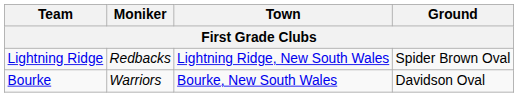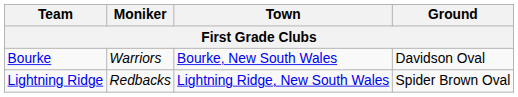rows swapped: (29, 80) <-> (55, 59)
